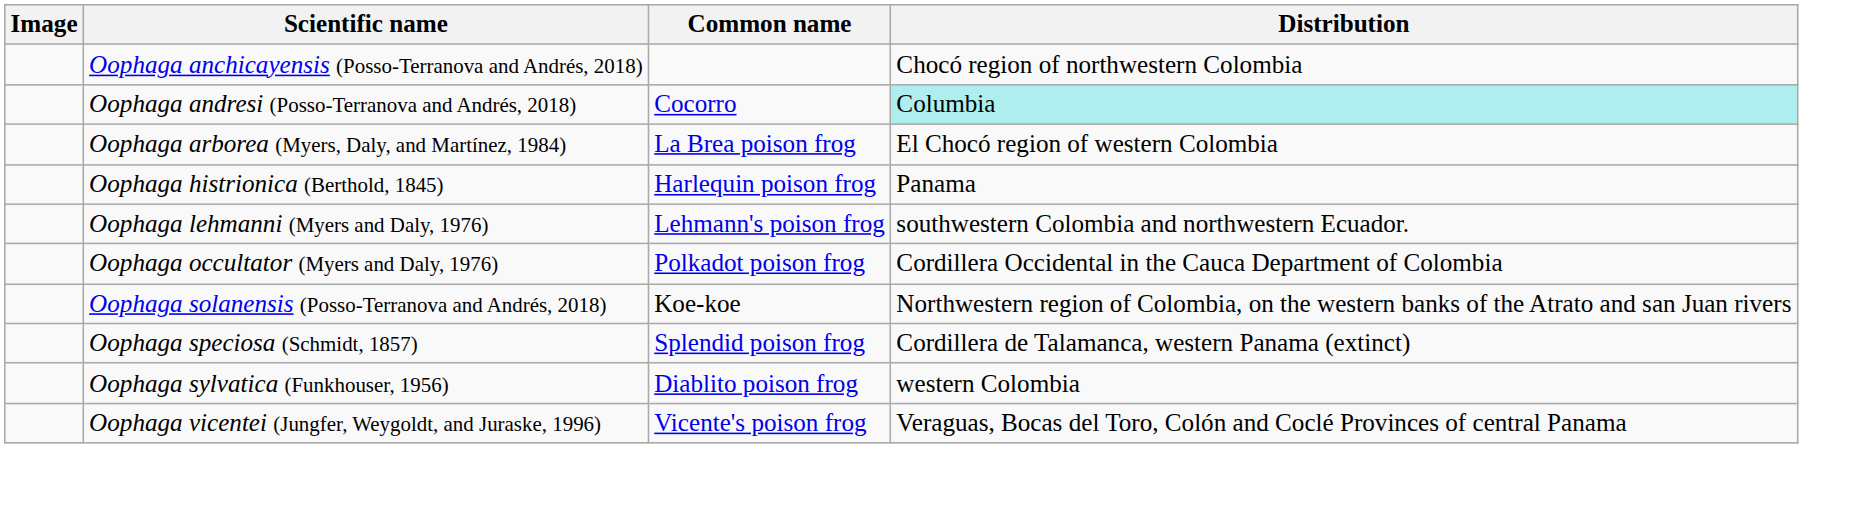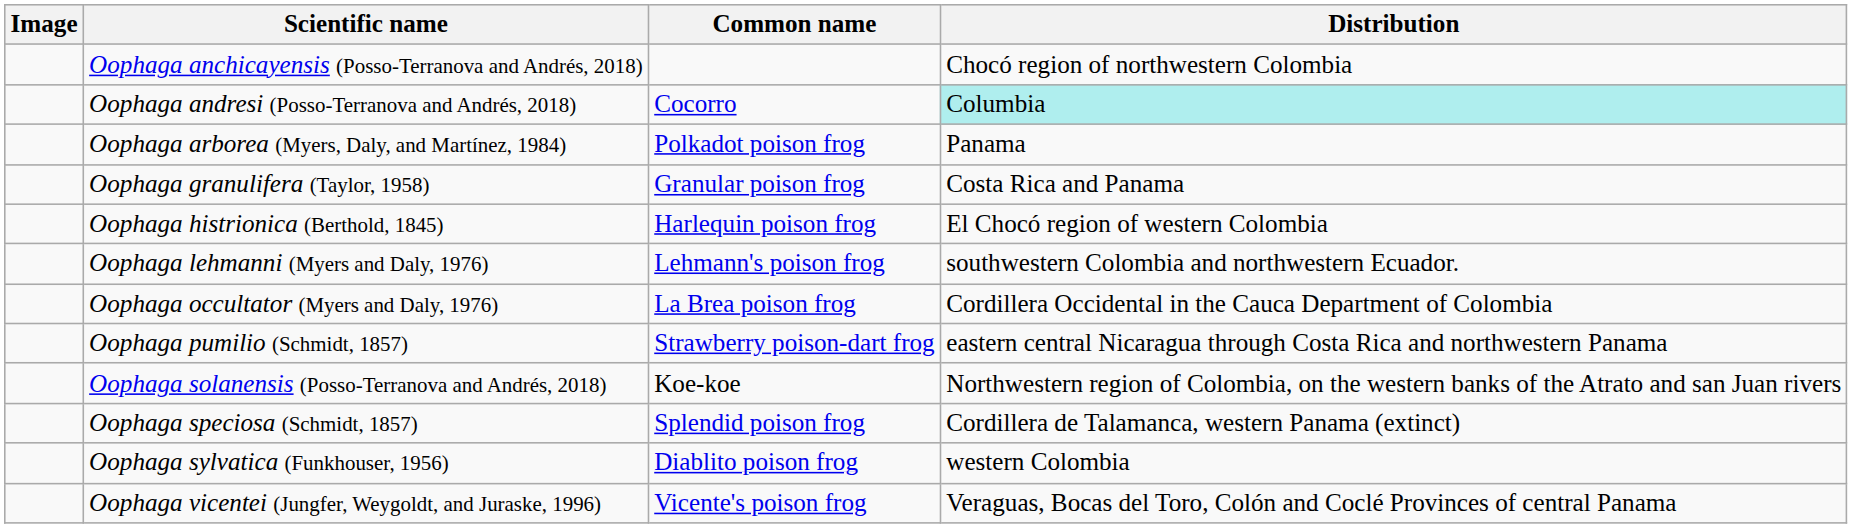(755, 143) La Brea poison frog -> (760, 143) Polkadot poison frog
(1087, 143) El Chocó region of western Colombia -> (986, 143) Panama
+ row: (259, 183)
(936, 183) Panama -> (1137, 223) El Chocó region of western Colombia
(760, 263) Polkadot poison frog -> (755, 303) La Brea poison frog
+ row: (249, 343)
